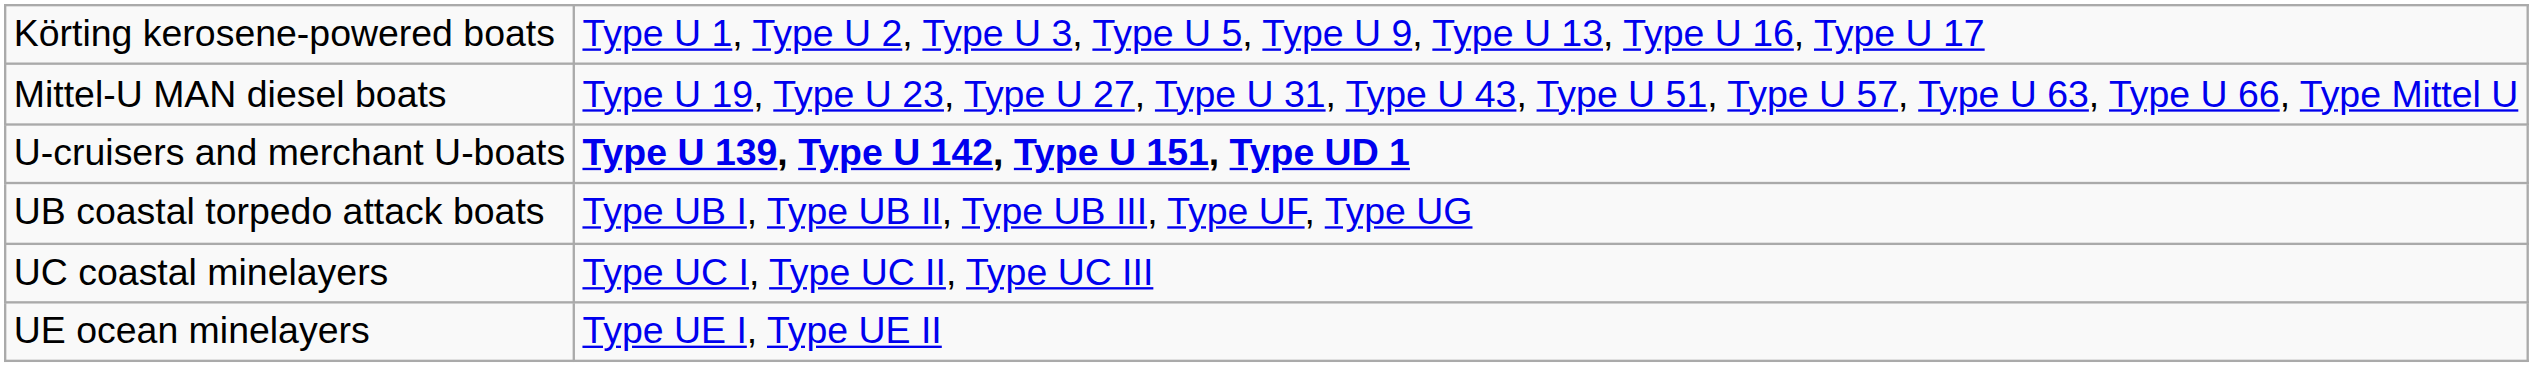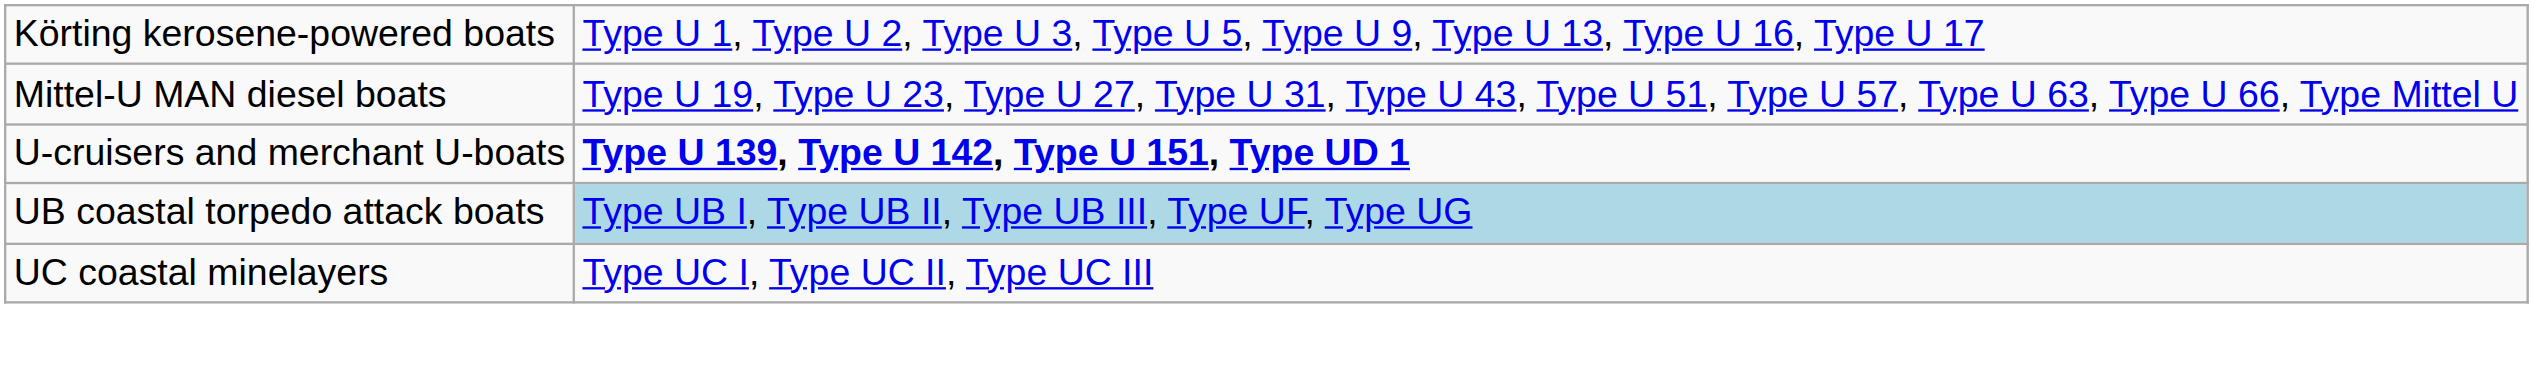(1027, 212) no background -> (1027, 212) lightblue background
- row: (192, 331)
